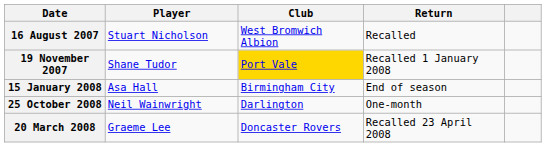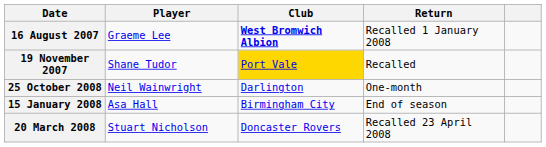(158, 36) Stuart Nicholson -> (139, 36) Graeme Lee
(281, 36) normal -> (281, 36) bold
(391, 36) Recalled -> (422, 36) Recalled 1 January 2008
(422, 65) Recalled 1 January 2008 -> (391, 65) Recalled
rows swapped: (55, 105) <-> (55, 88)
(139, 128) Graeme Lee -> (158, 128) Stuart Nicholson
